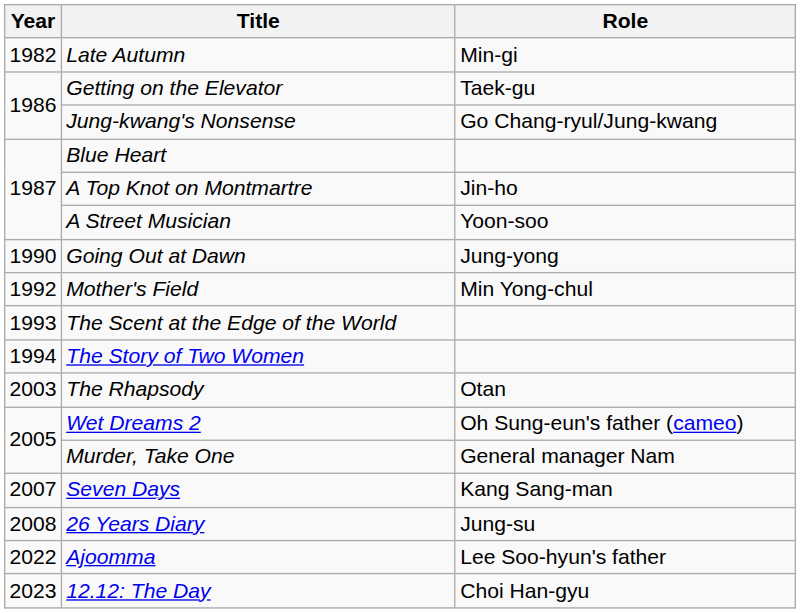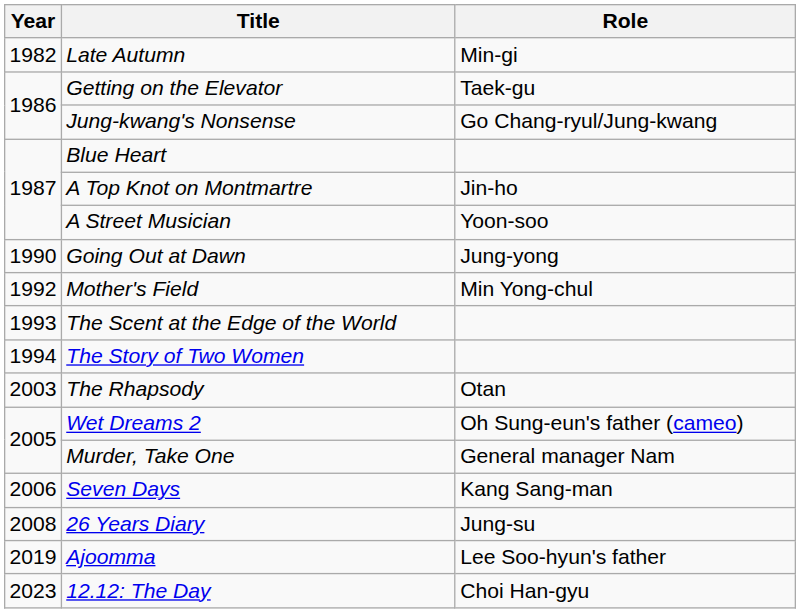(33, 490) 2007 -> (33, 490) 2006
(33, 557) 2022 -> (33, 557) 2019
